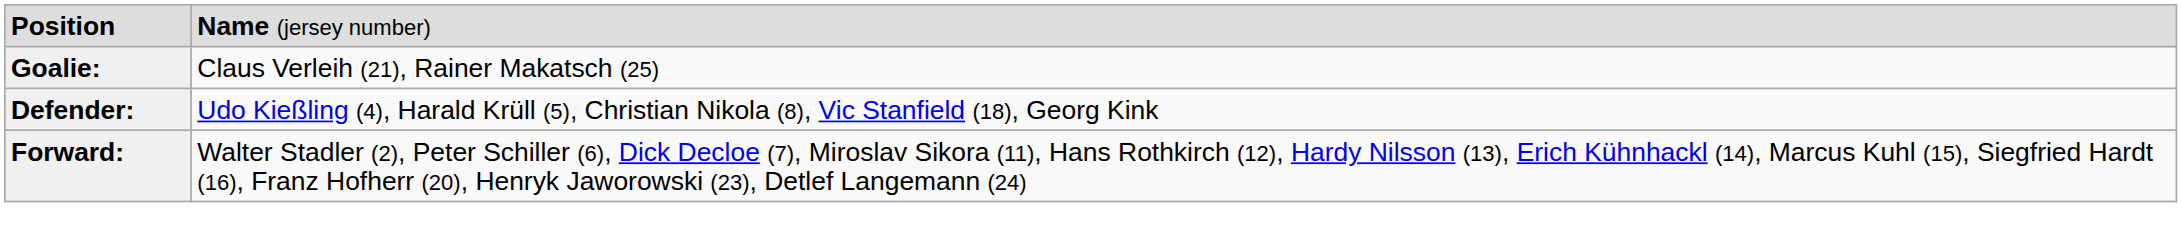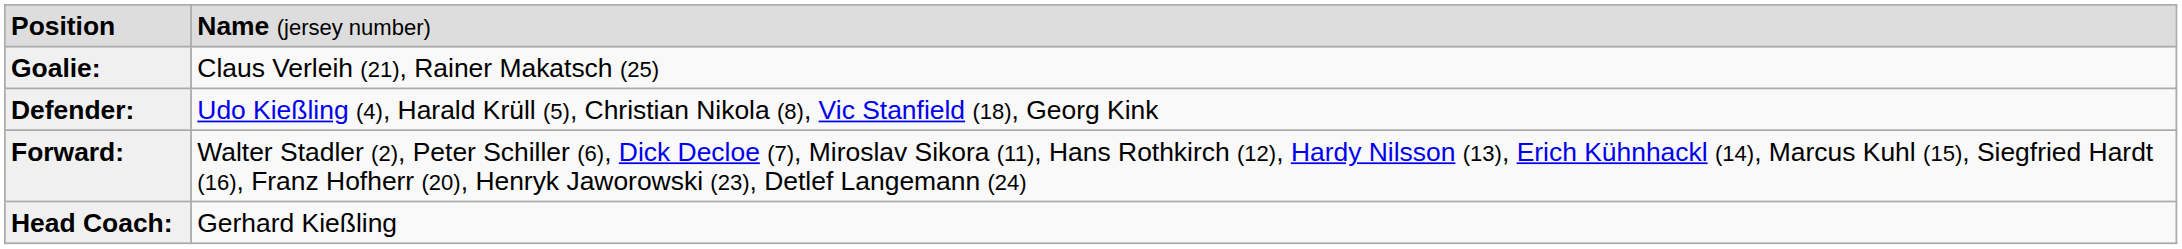+ row: (92, 223)
